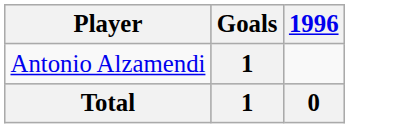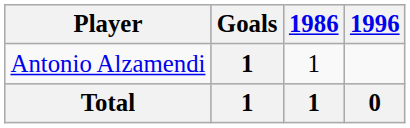+ column: (314, 24)
